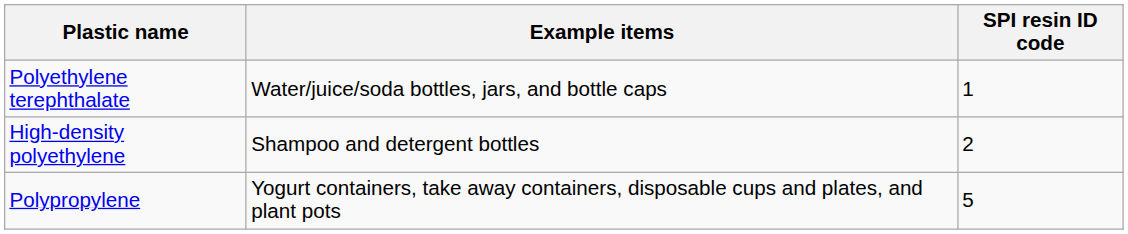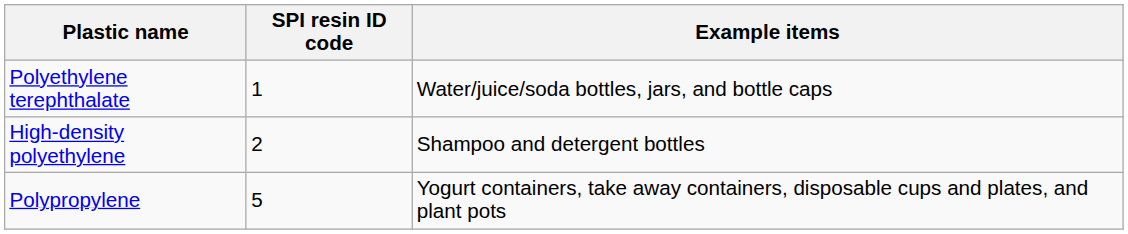columns swapped: (1040, 32) <-> (602, 32)
